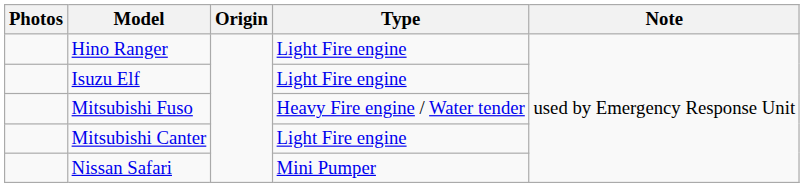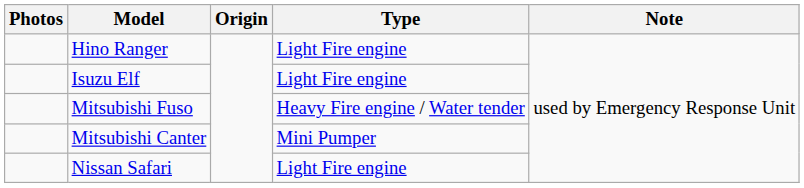(342, 138) Light Fire engine -> (326, 138) Mini Pumper
(326, 167) Mini Pumper -> (342, 167) Light Fire engine
